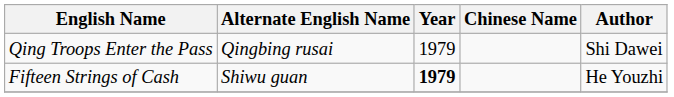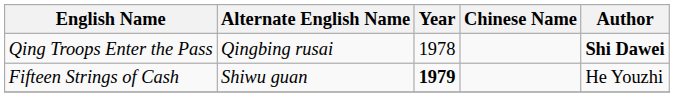(437, 48) 1979 -> (437, 48) 1978
(624, 48) normal -> (625, 48) bold
